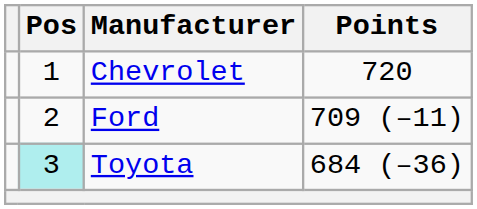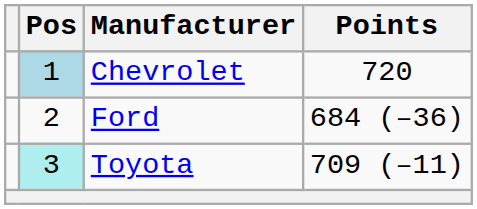(51, 75) no background -> (51, 75) lightblue background
(387, 121) 709 (–11) -> (387, 121) 684 (–36)
(387, 167) 684 (–36) -> (387, 167) 709 (–11)
